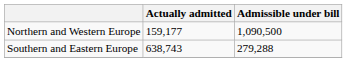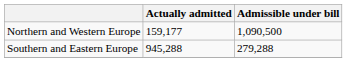(164, 48) 638,743 -> (164, 48) 945,288
